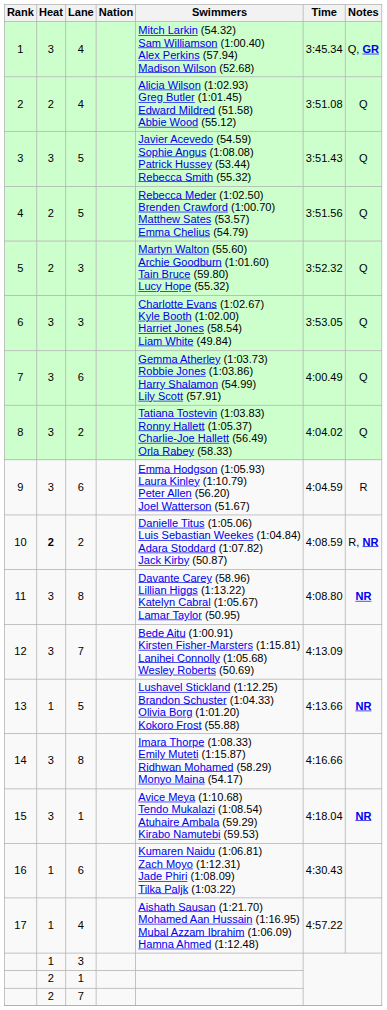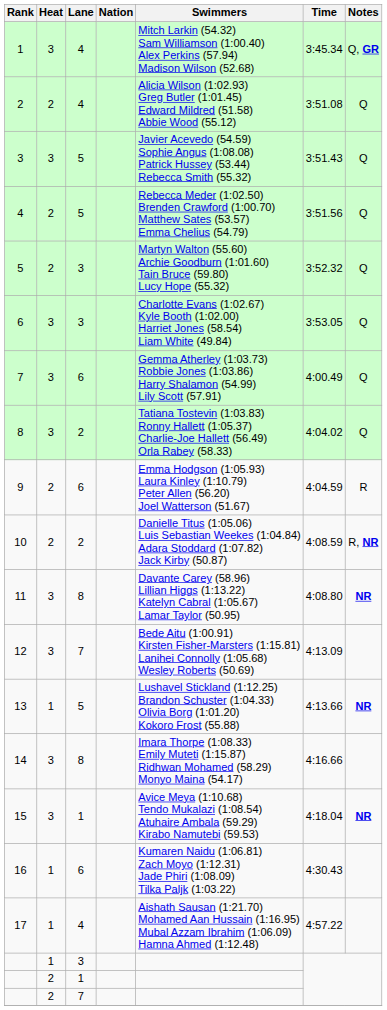(51, 487) 3 -> (51, 487) 2
(51, 542) bold -> (51, 542) normal
